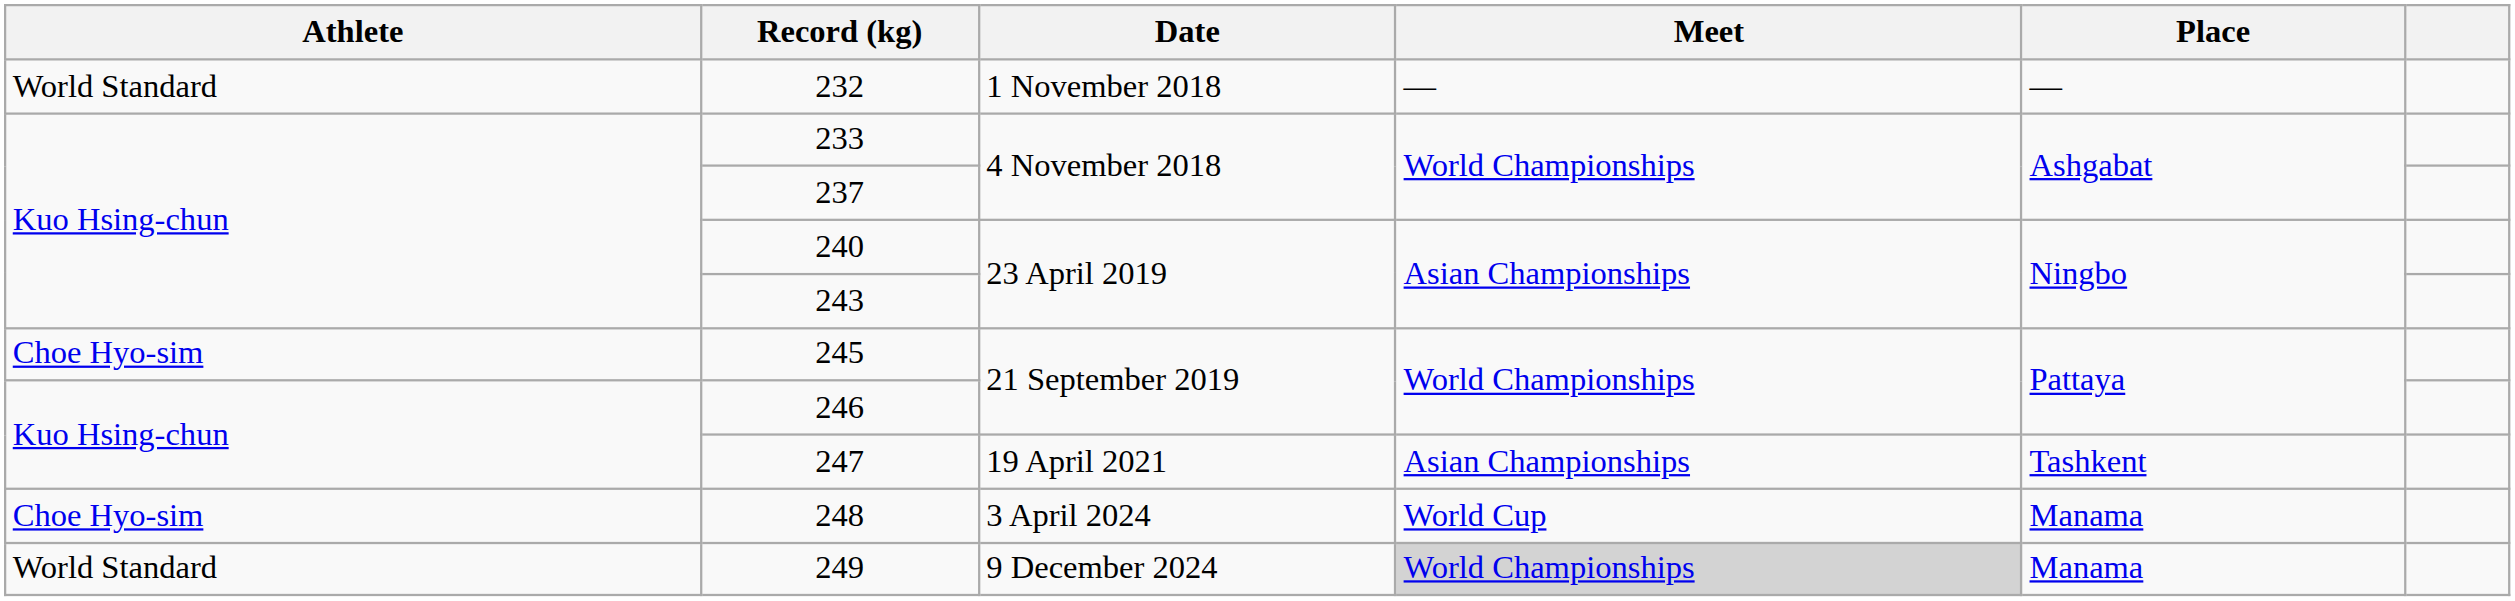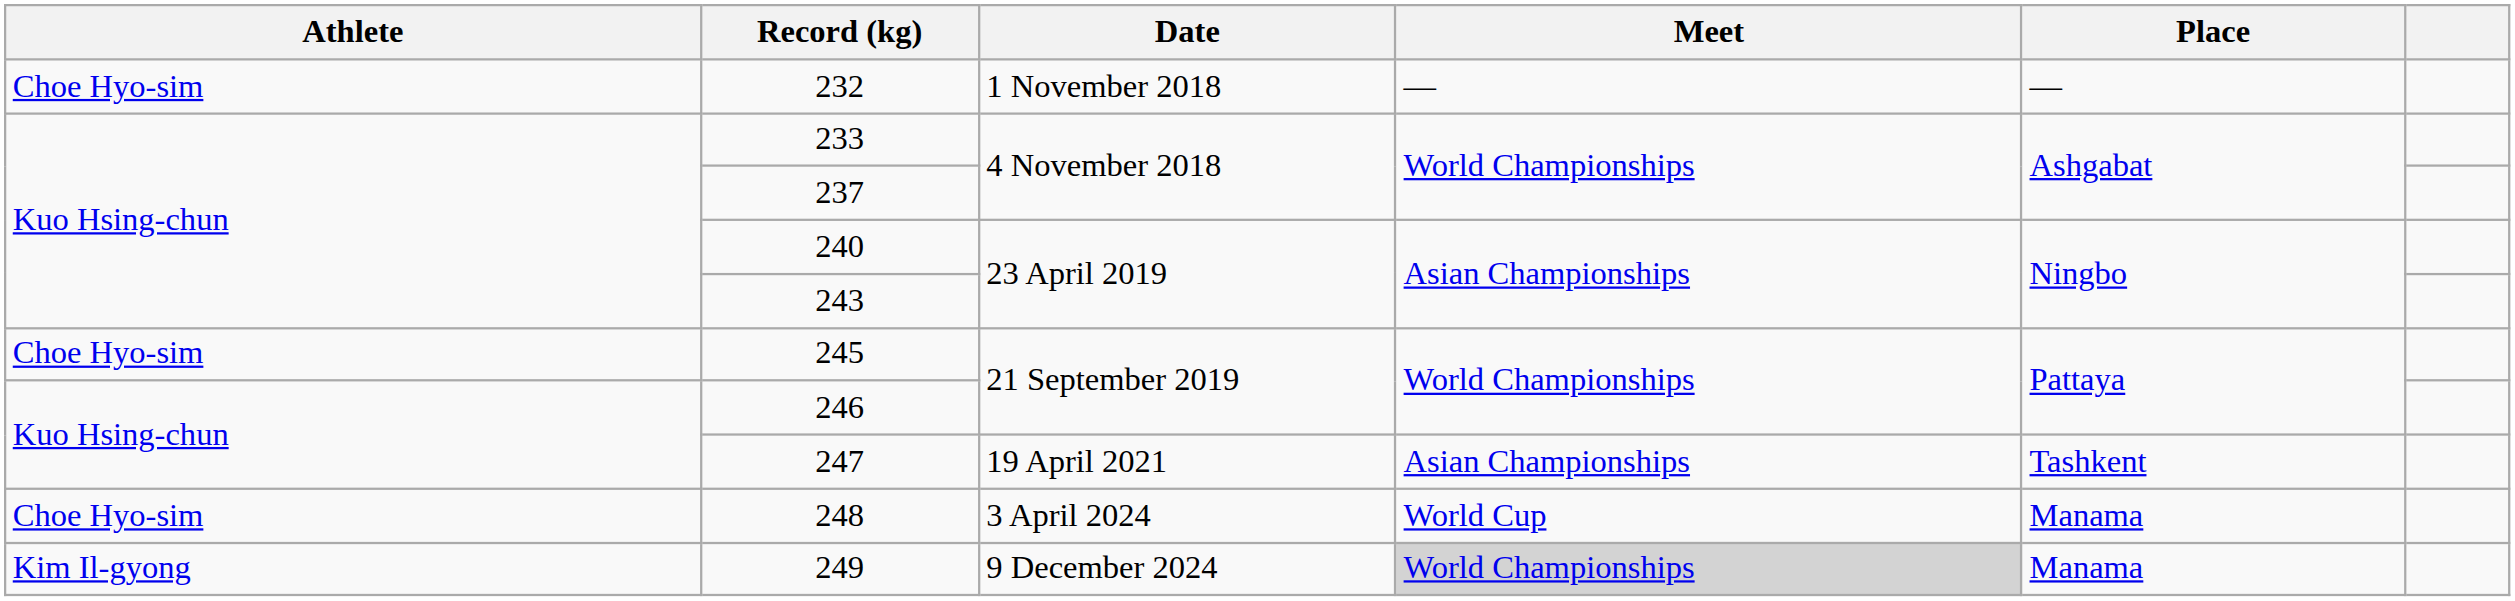(115, 85) World Standard -> (108, 85) Choe Hyo-sim
(115, 568) World Standard -> (102, 568) Kim Il-gyong
